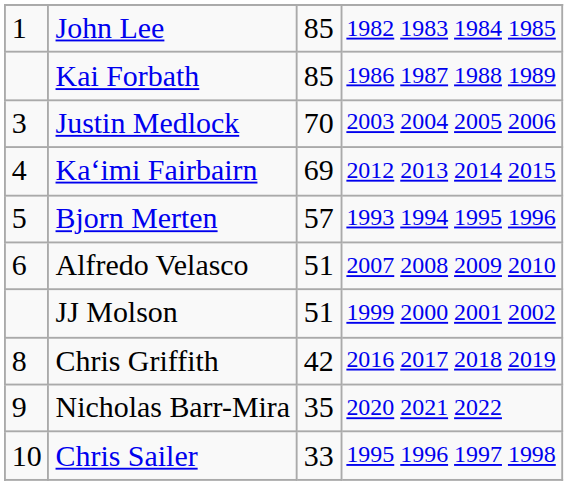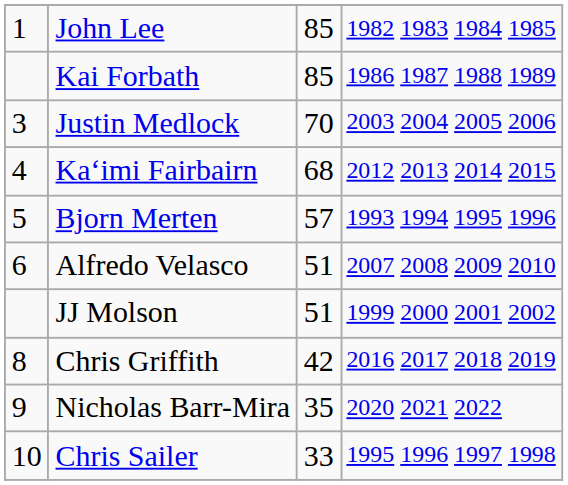(319, 170) 69 -> (319, 170) 68
